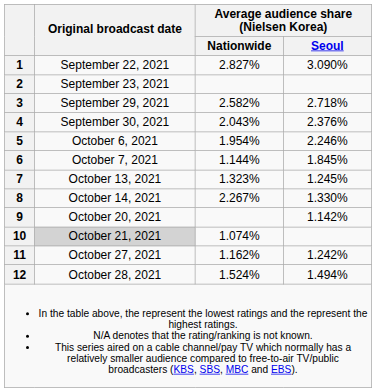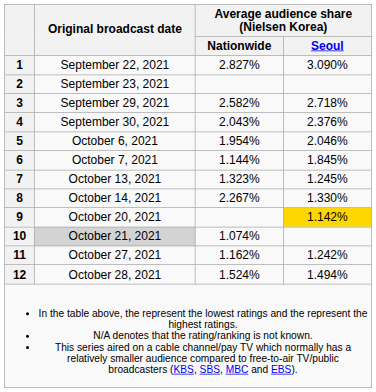(327, 141) 2.246% -> (327, 141) 2.046%
(327, 217) no background -> (327, 217) gold background
